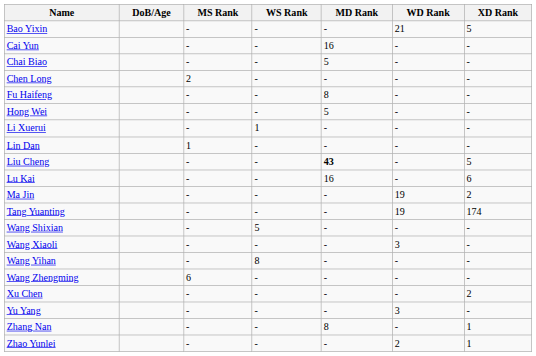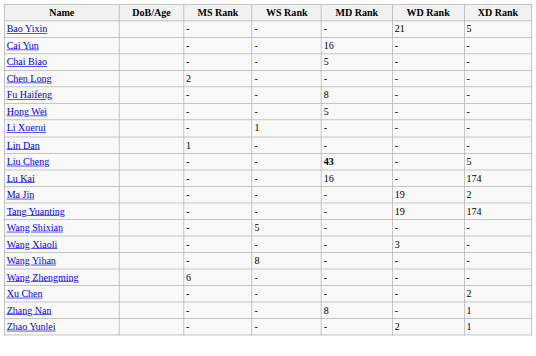(469, 178) 6 -> (474, 178) 174
- row: (24, 310)
